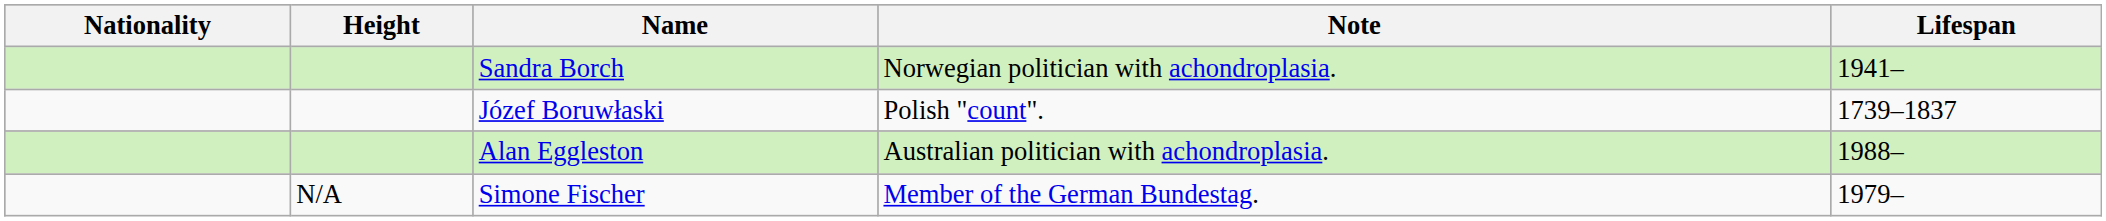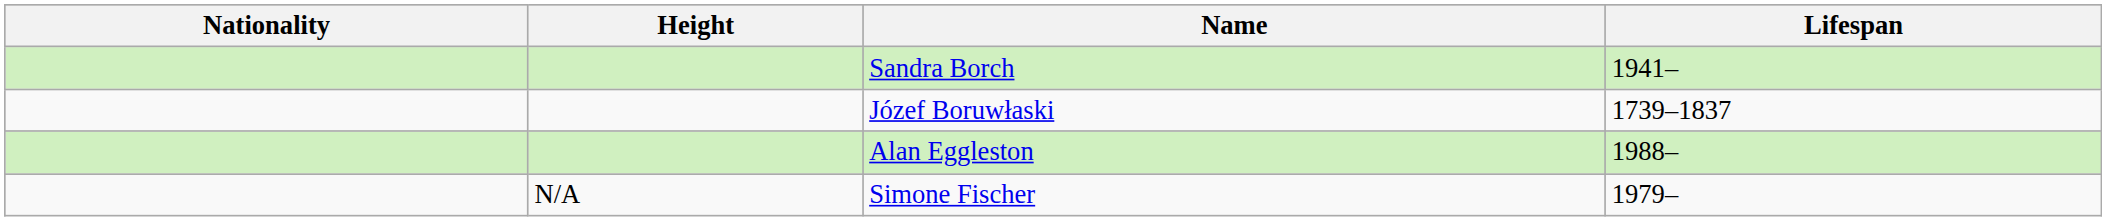- column: (1354, 25)
